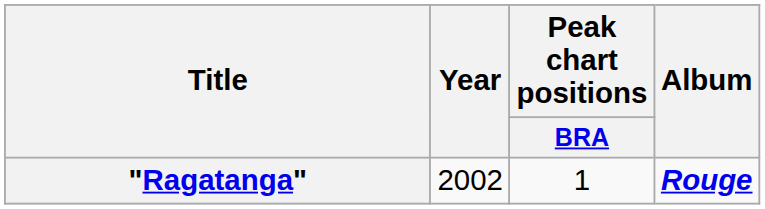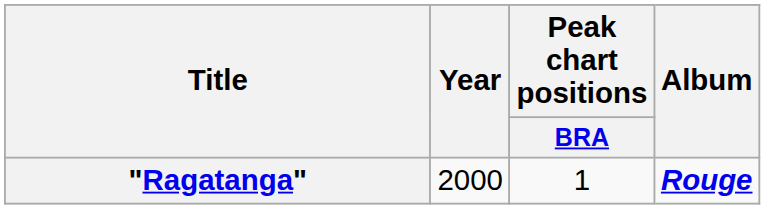(470, 180) 2002 -> (470, 180) 2000
